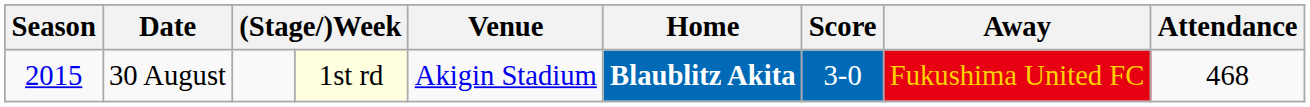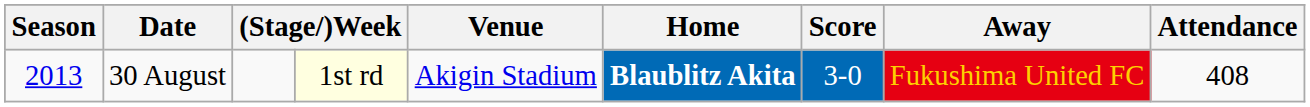(54, 75) 2015 -> (54, 75) 2013
(1228, 75) 468 -> (1228, 75) 408
